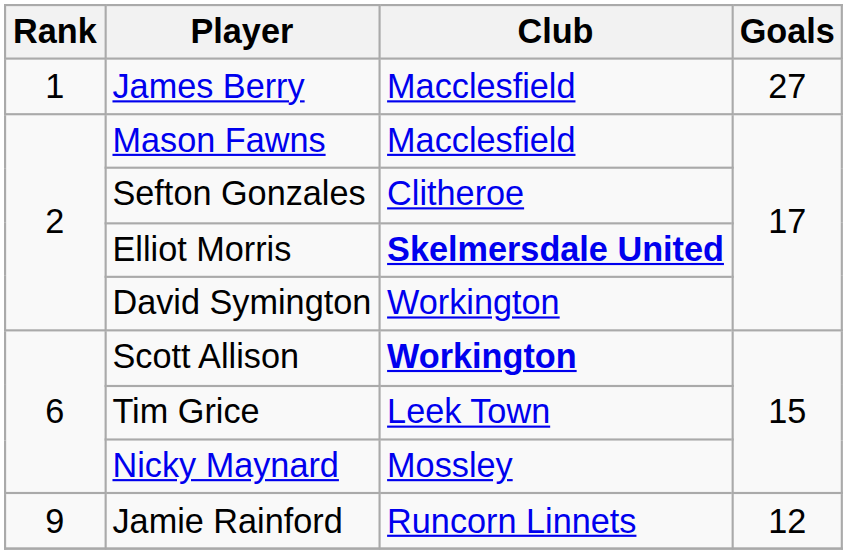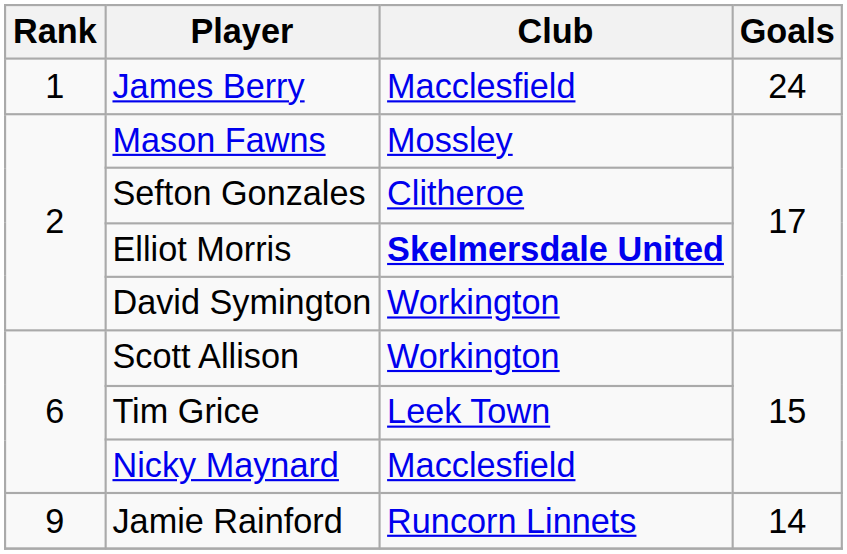(787, 85) 27 -> (787, 85) 24
(481, 140) Macclesfield -> (450, 140) Mossley
(482, 357) bold -> (473, 357) normal
(450, 466) Mossley -> (481, 466) Macclesfield
(787, 520) 12 -> (787, 520) 14
